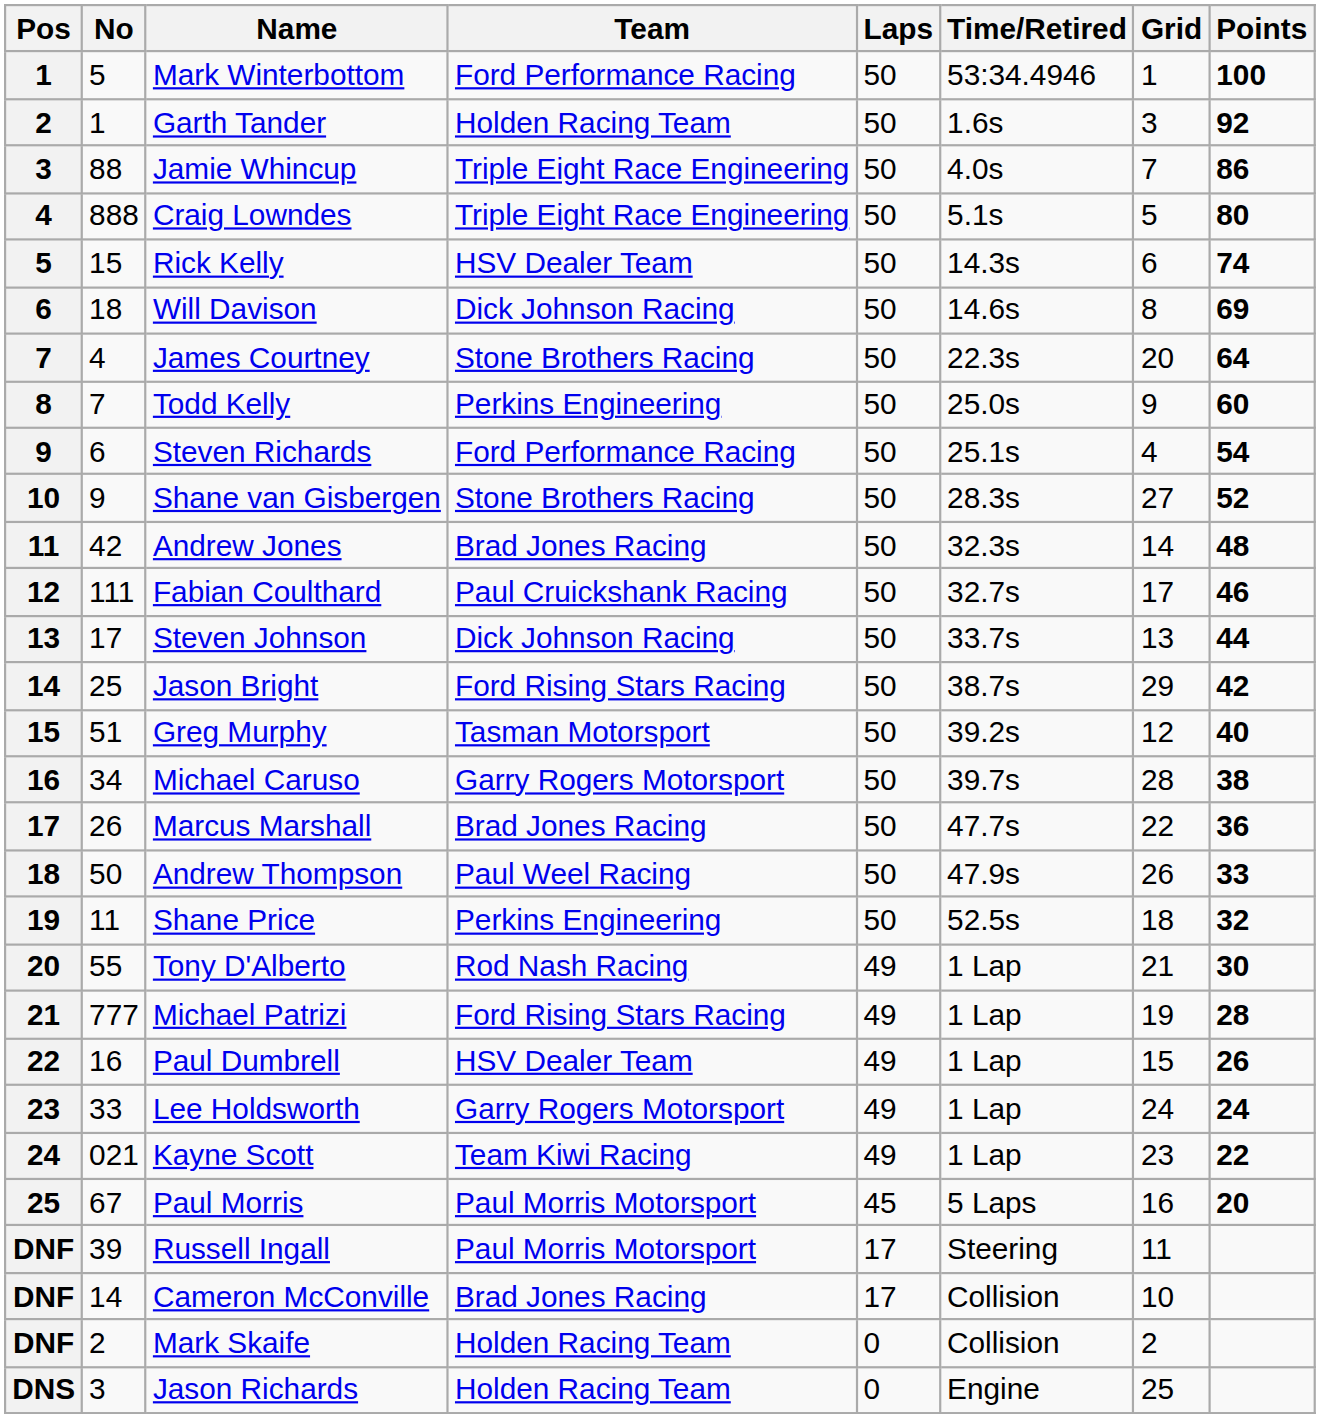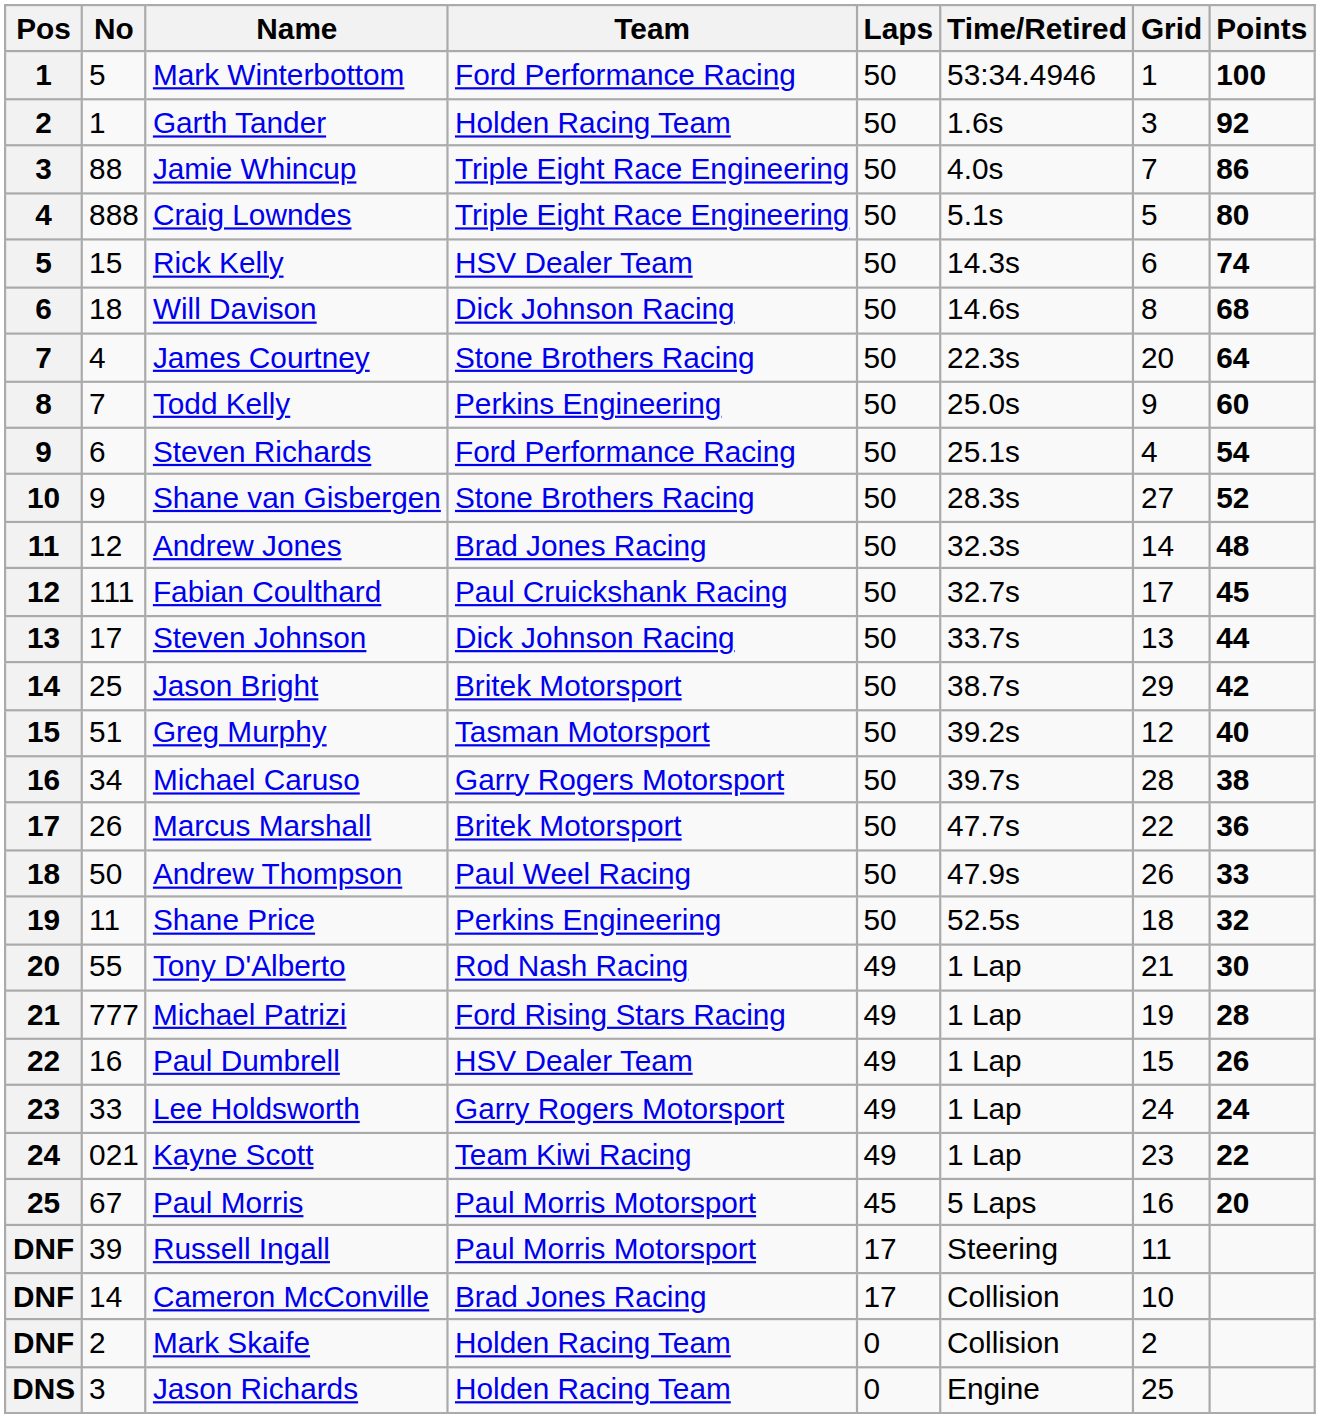(1233, 310) 69 -> (1233, 310) 68
(106, 545) 42 -> (106, 545) 12
(1233, 592) 46 -> (1233, 592) 45
(620, 685) Ford Rising Stars Racing -> (568, 685) Britek Motorsport
(581, 826) Brad Jones Racing -> (568, 826) Britek Motorsport
